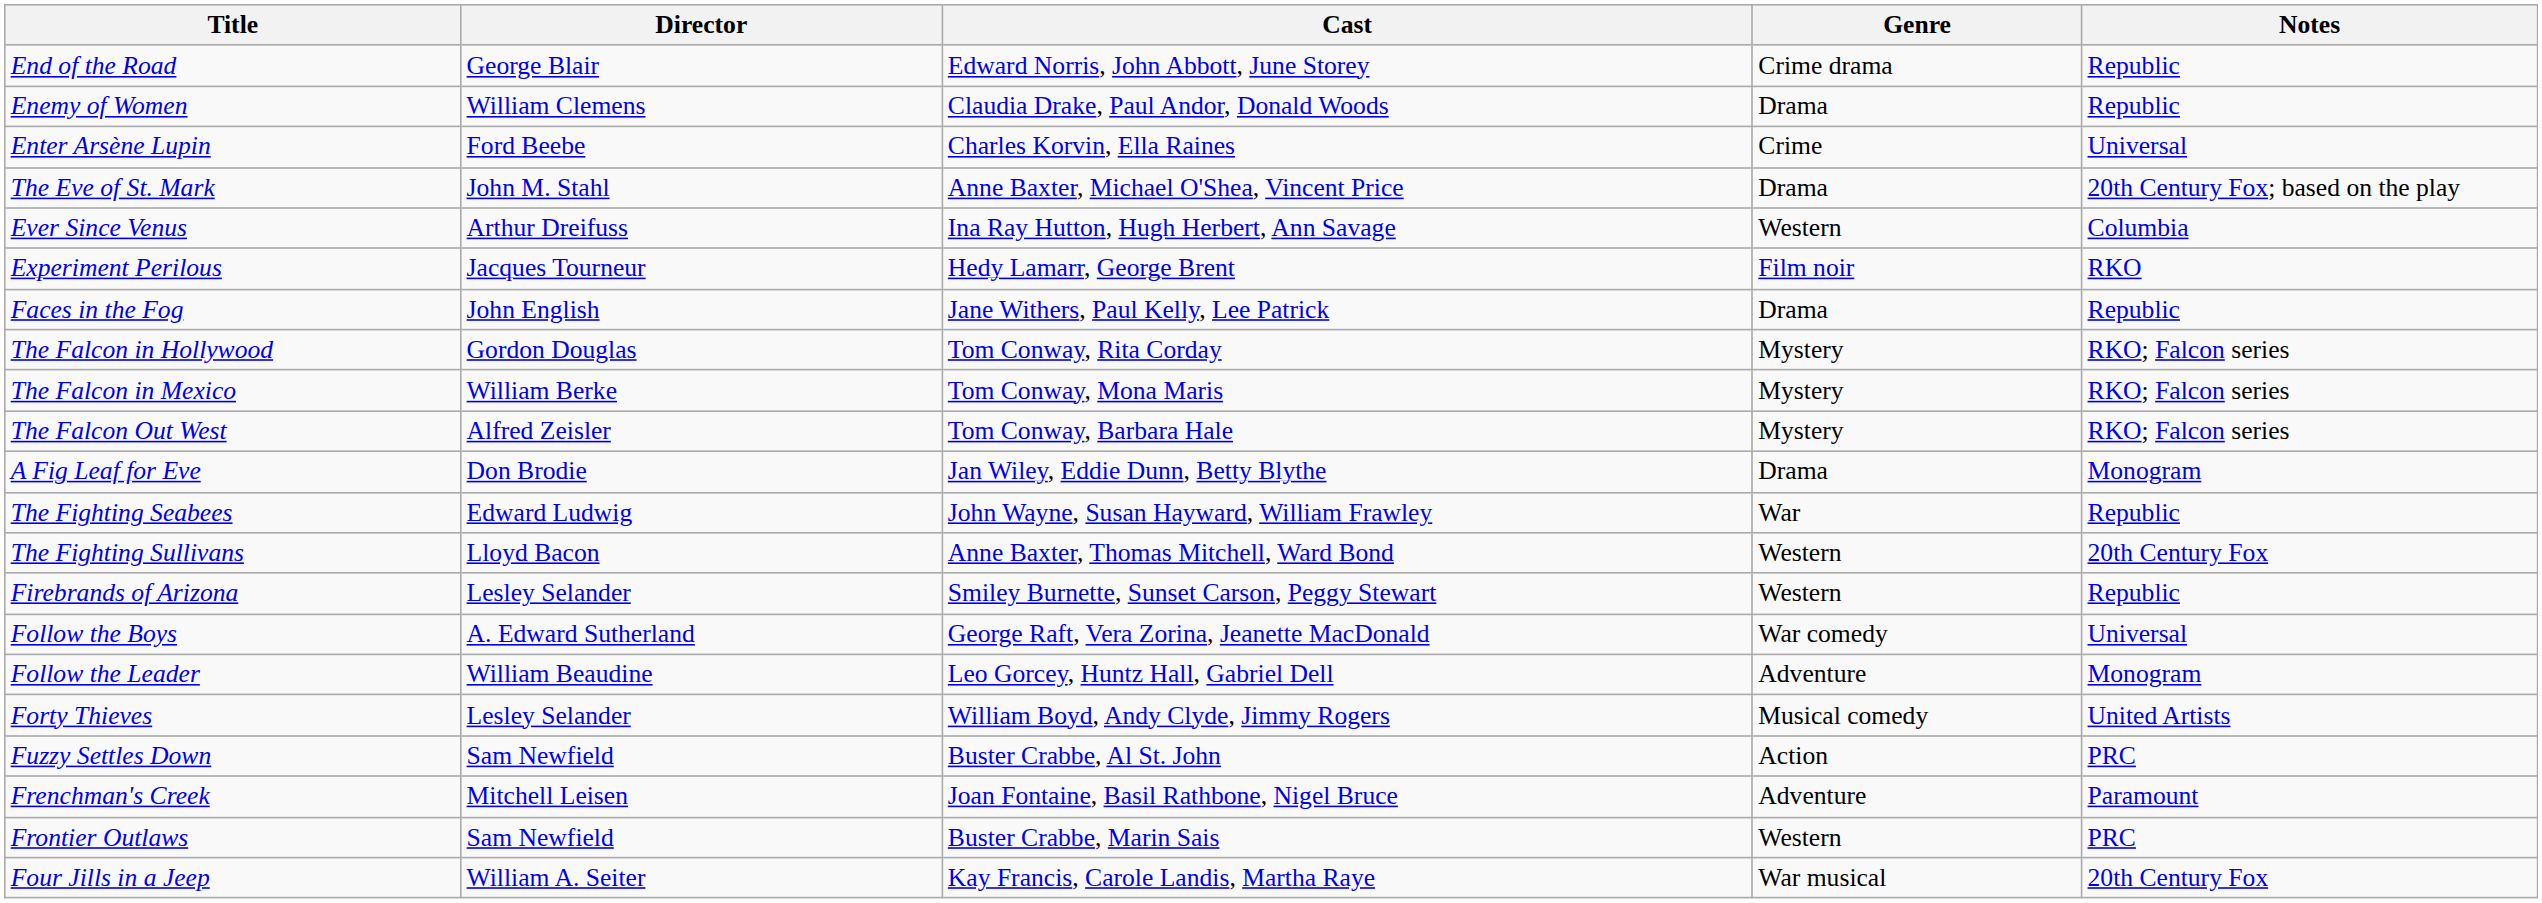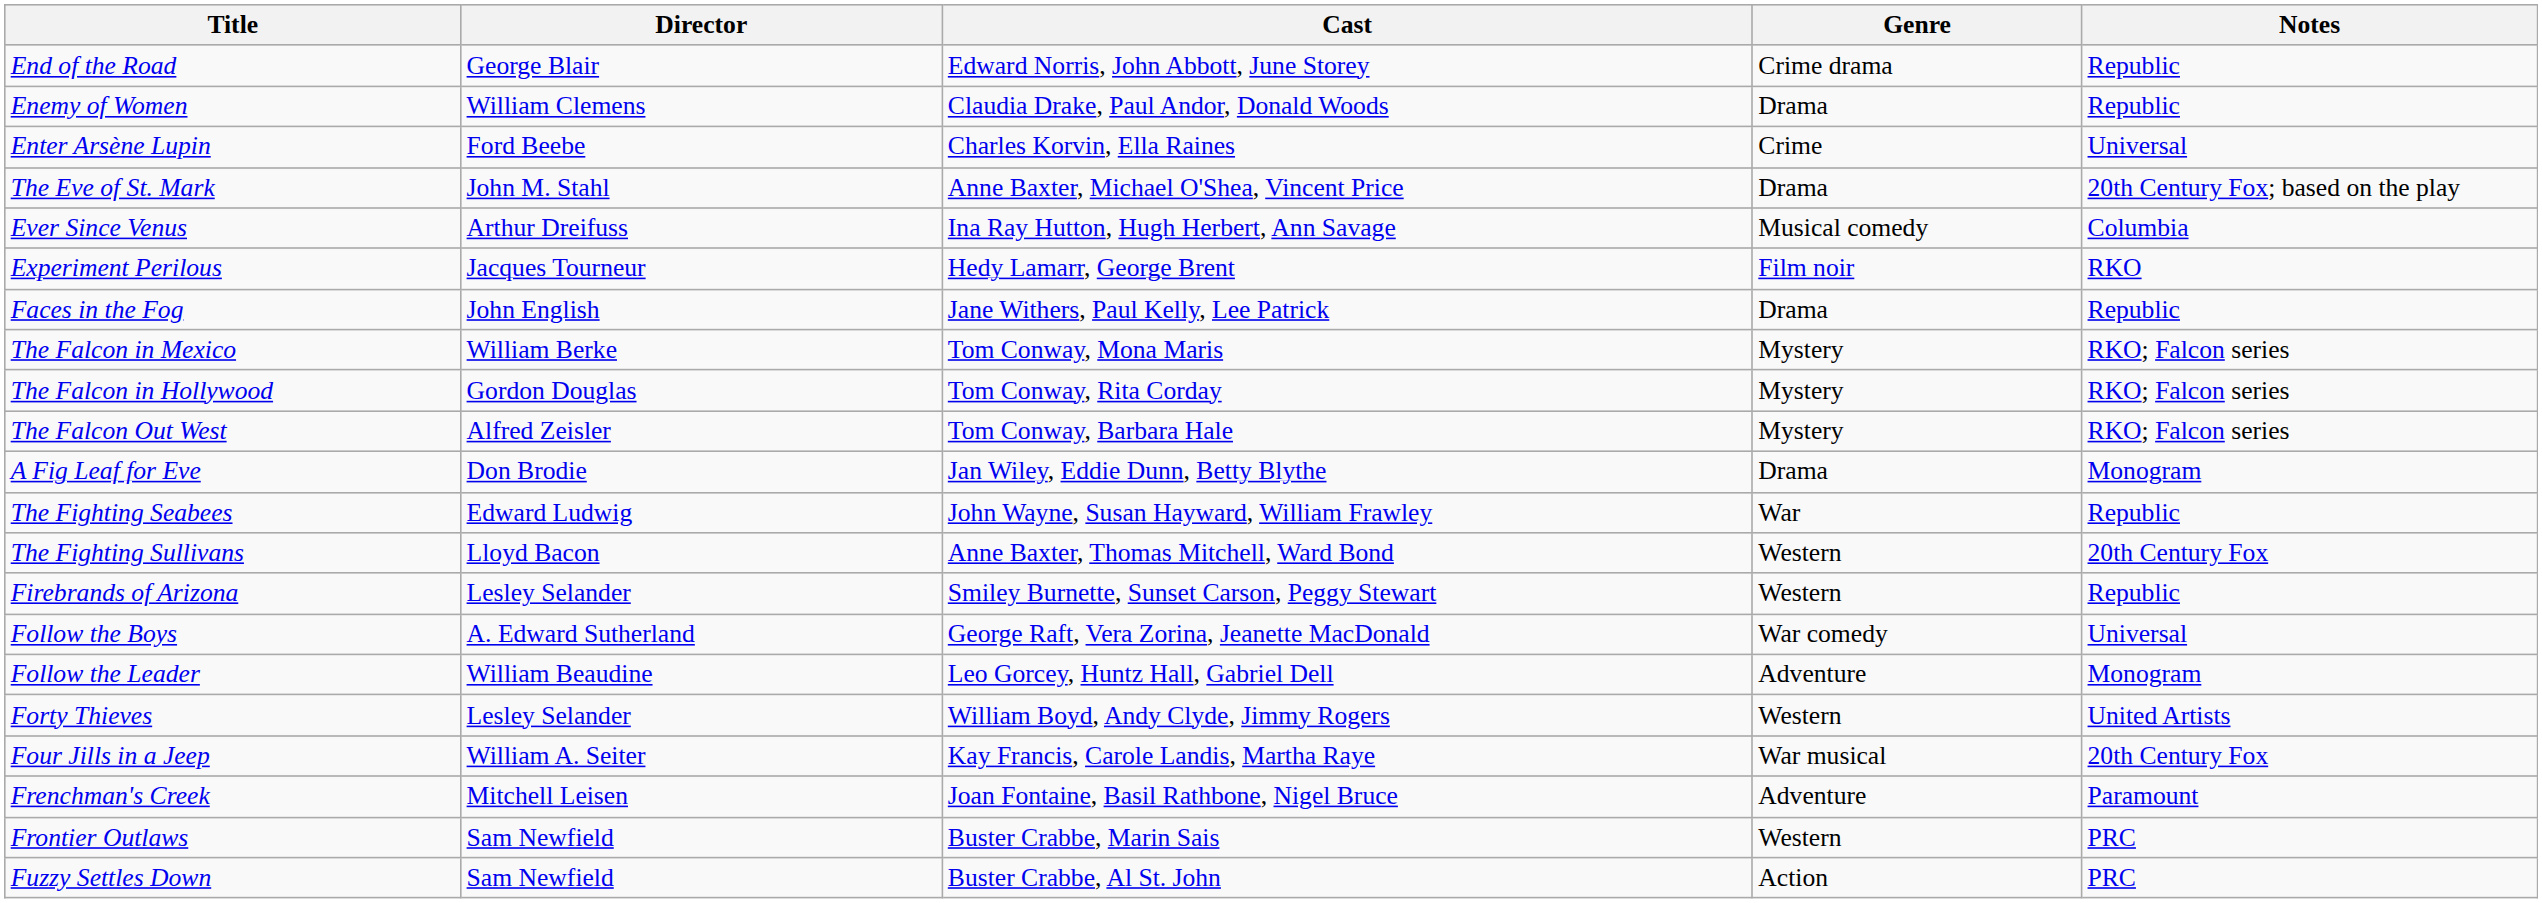(1800, 227) Western -> (1843, 227) Musical comedy
rows swapped: (142, 349) <-> (123, 390)
(1843, 715) Musical comedy -> (1800, 715) Western
rows swapped: (110, 877) <-> (111, 755)
